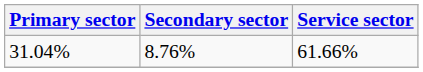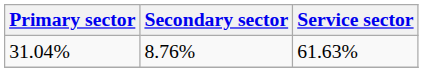(328, 51) 61.66% -> (328, 51) 61.63%
